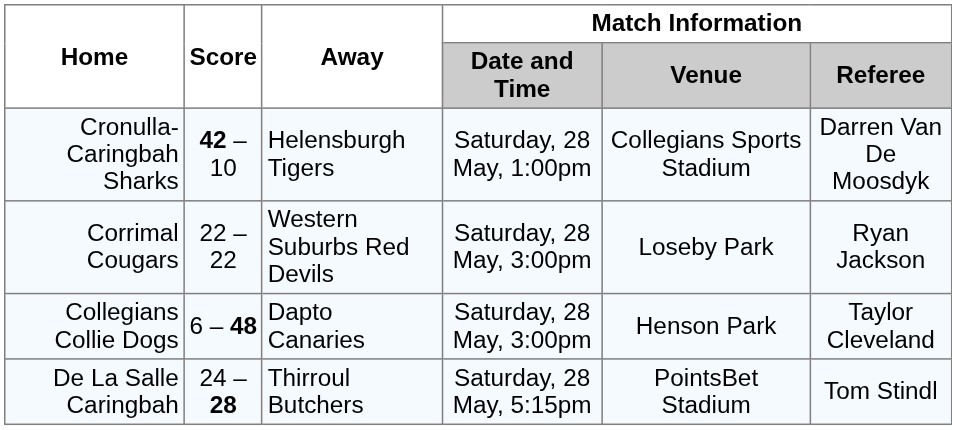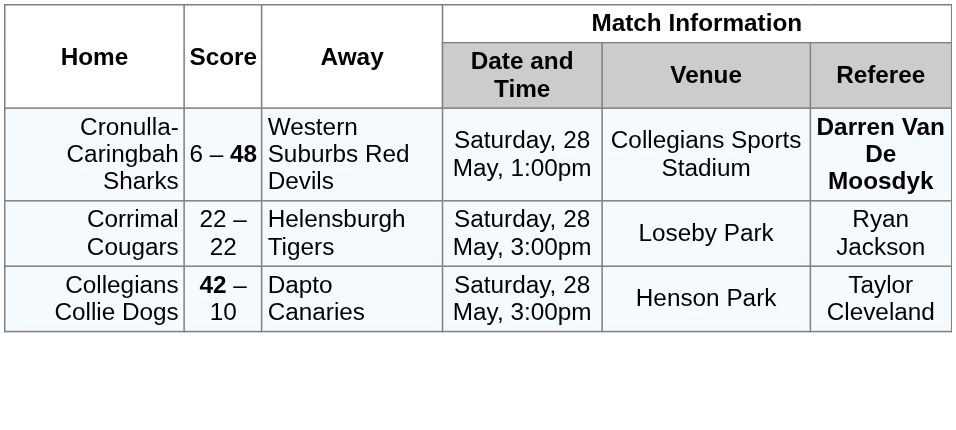(223, 154) 42 – 10 -> (223, 154) 6 – 48
(337, 154) Helensburgh Tigers -> (339, 154) Western Suburbs Red Devils
(881, 154) normal -> (881, 154) bold
(339, 246) Western Suburbs Red Devils -> (337, 233) Helensburgh Tigers
(223, 325) 6 – 48 -> (223, 298) 42 – 10
- row: (116, 391)
